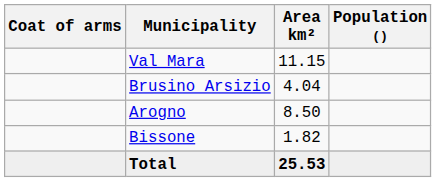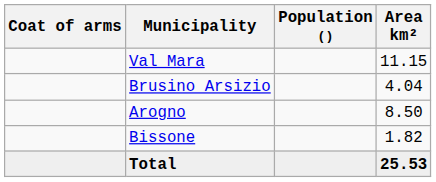columns swapped: (380, 26) <-> (302, 26)
